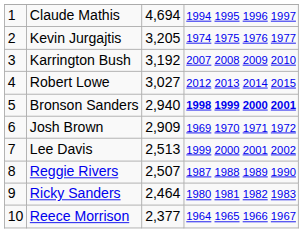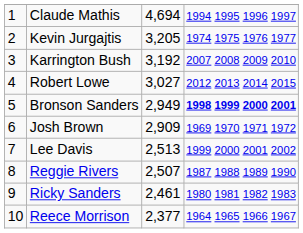(163, 104) 2,940 -> (163, 104) 2,949
(163, 194) 2,464 -> (163, 194) 2,461
